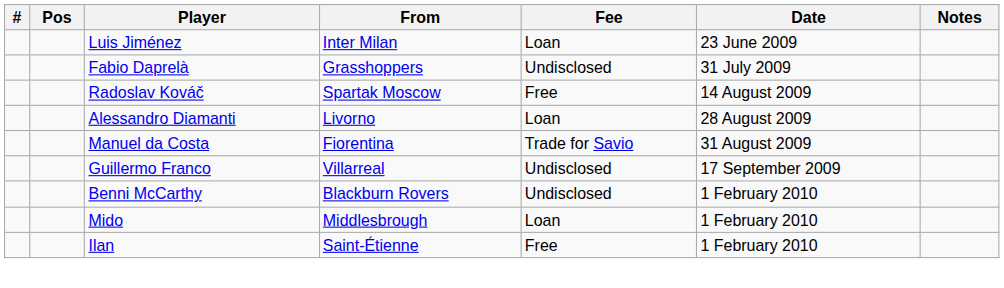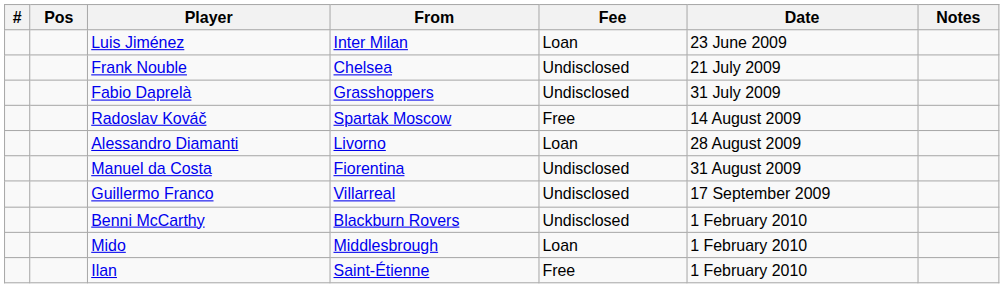+ row: (139, 68)
(579, 144) Trade for Savio -> (586, 169) Undisclosed
